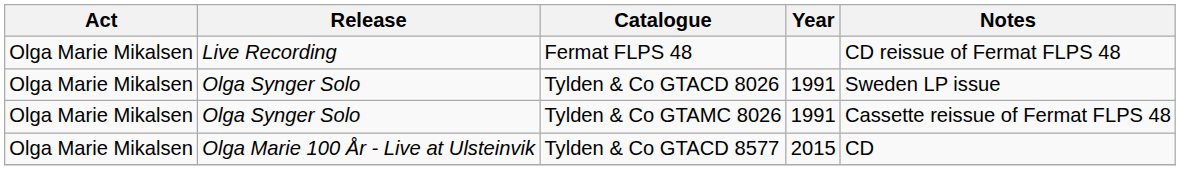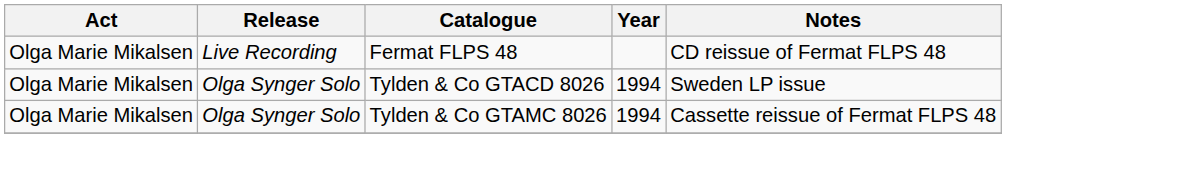(813, 84) 1991 -> (639, 84) 1994
(813, 116) 1991 -> (639, 116) 1994
- row: (662, 148)
